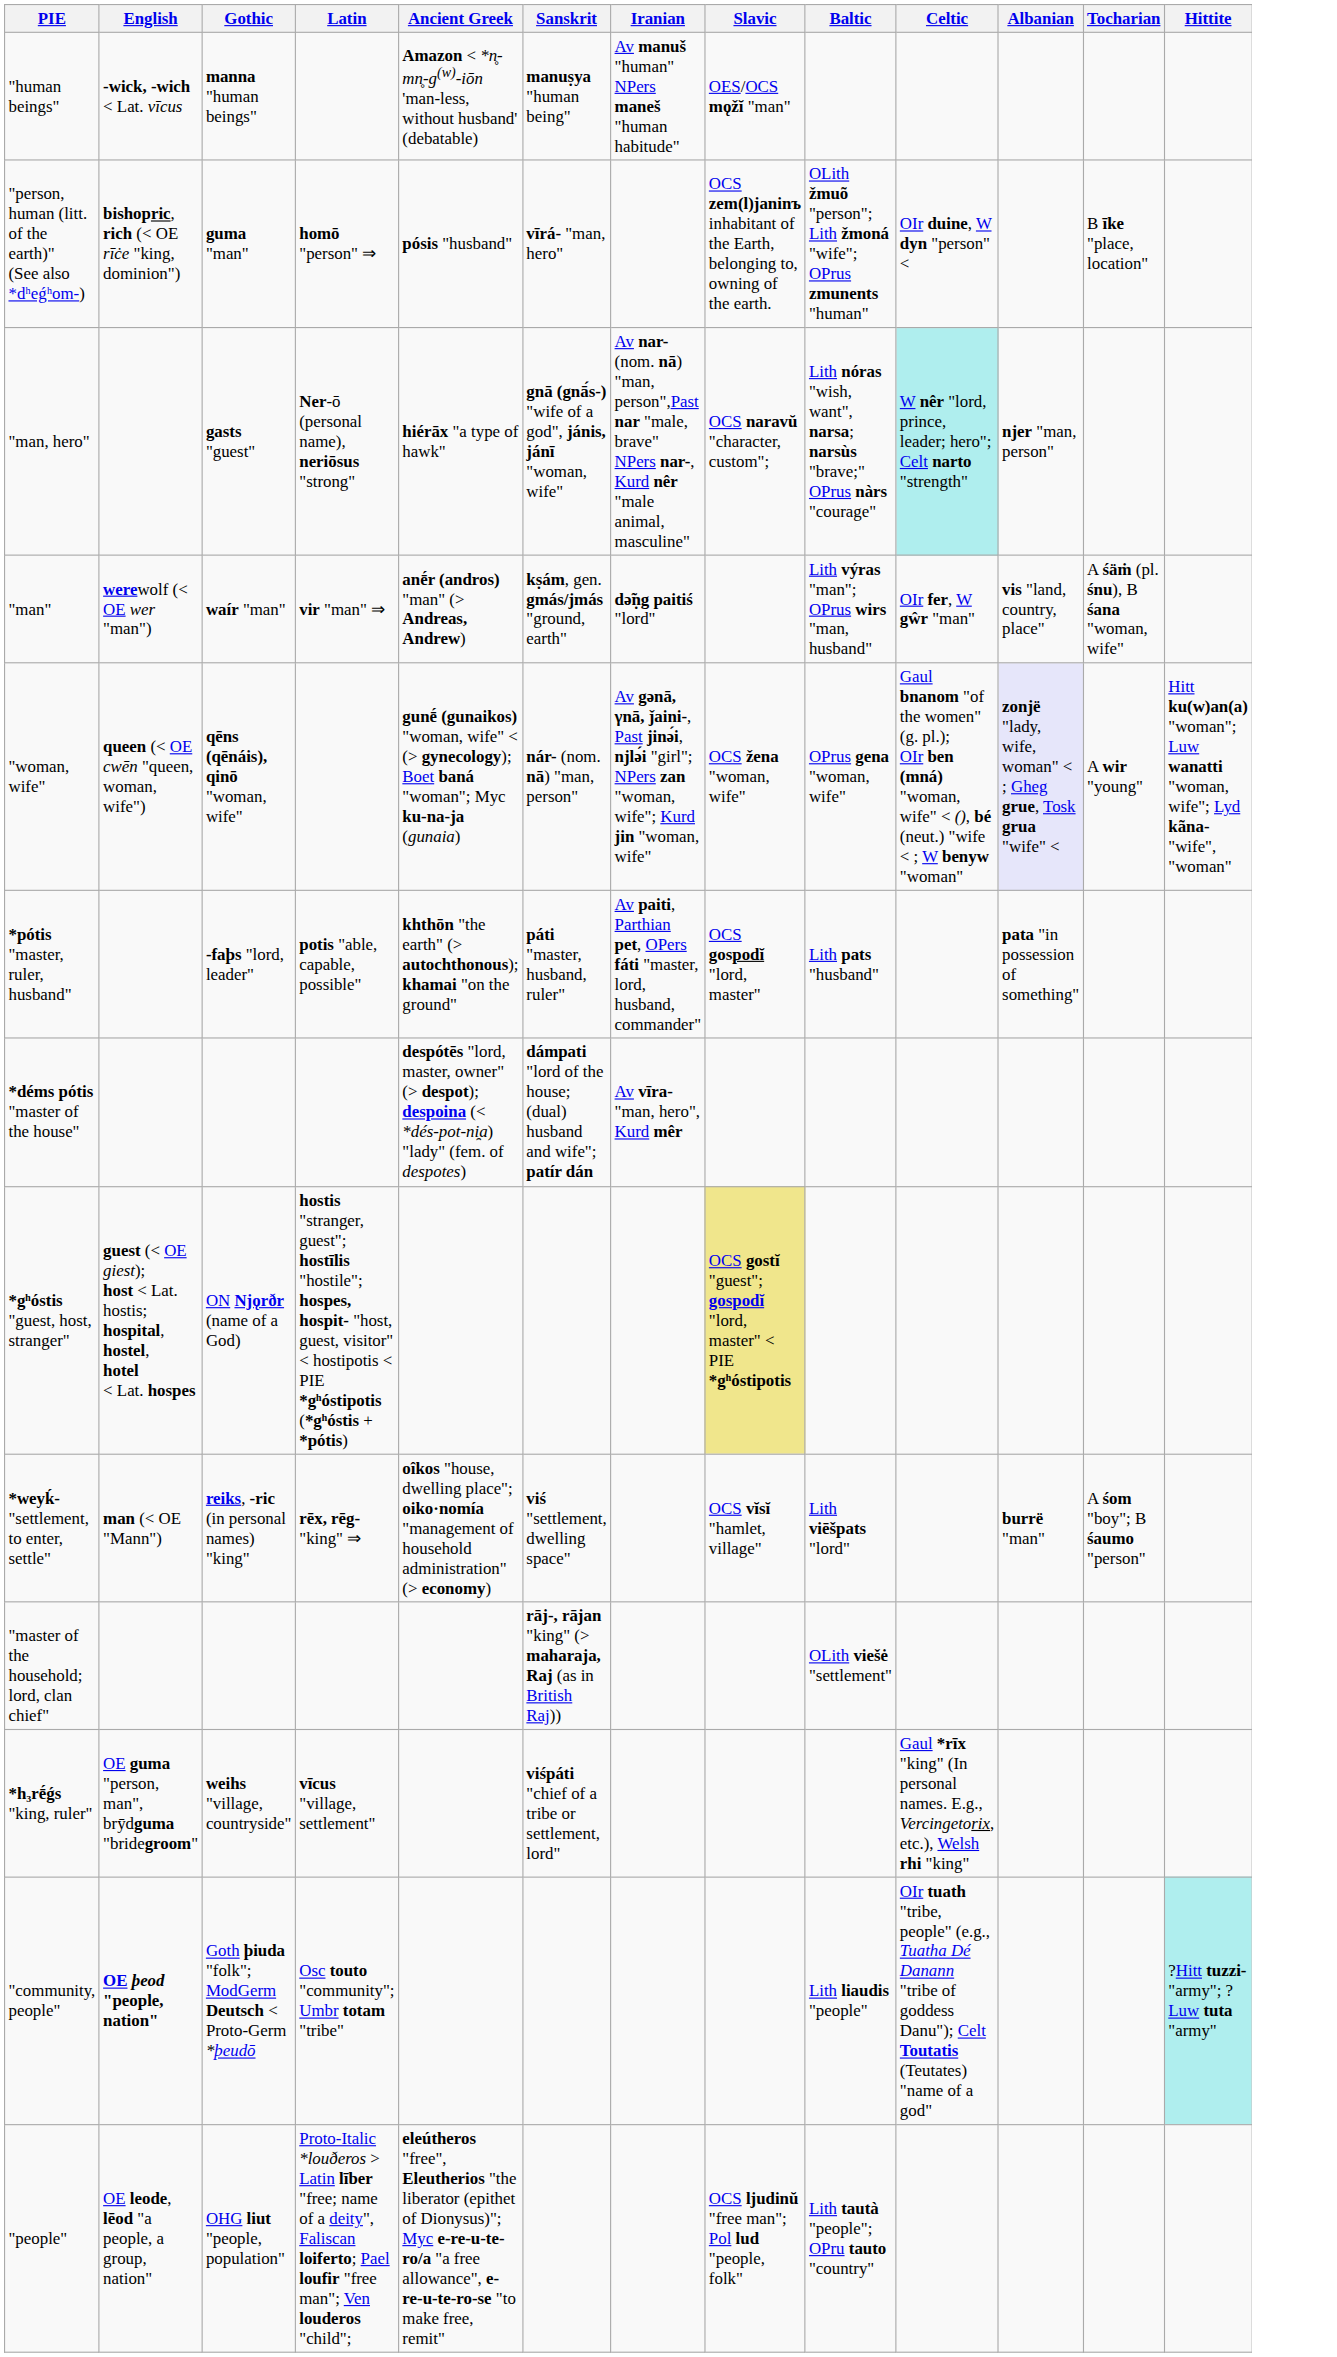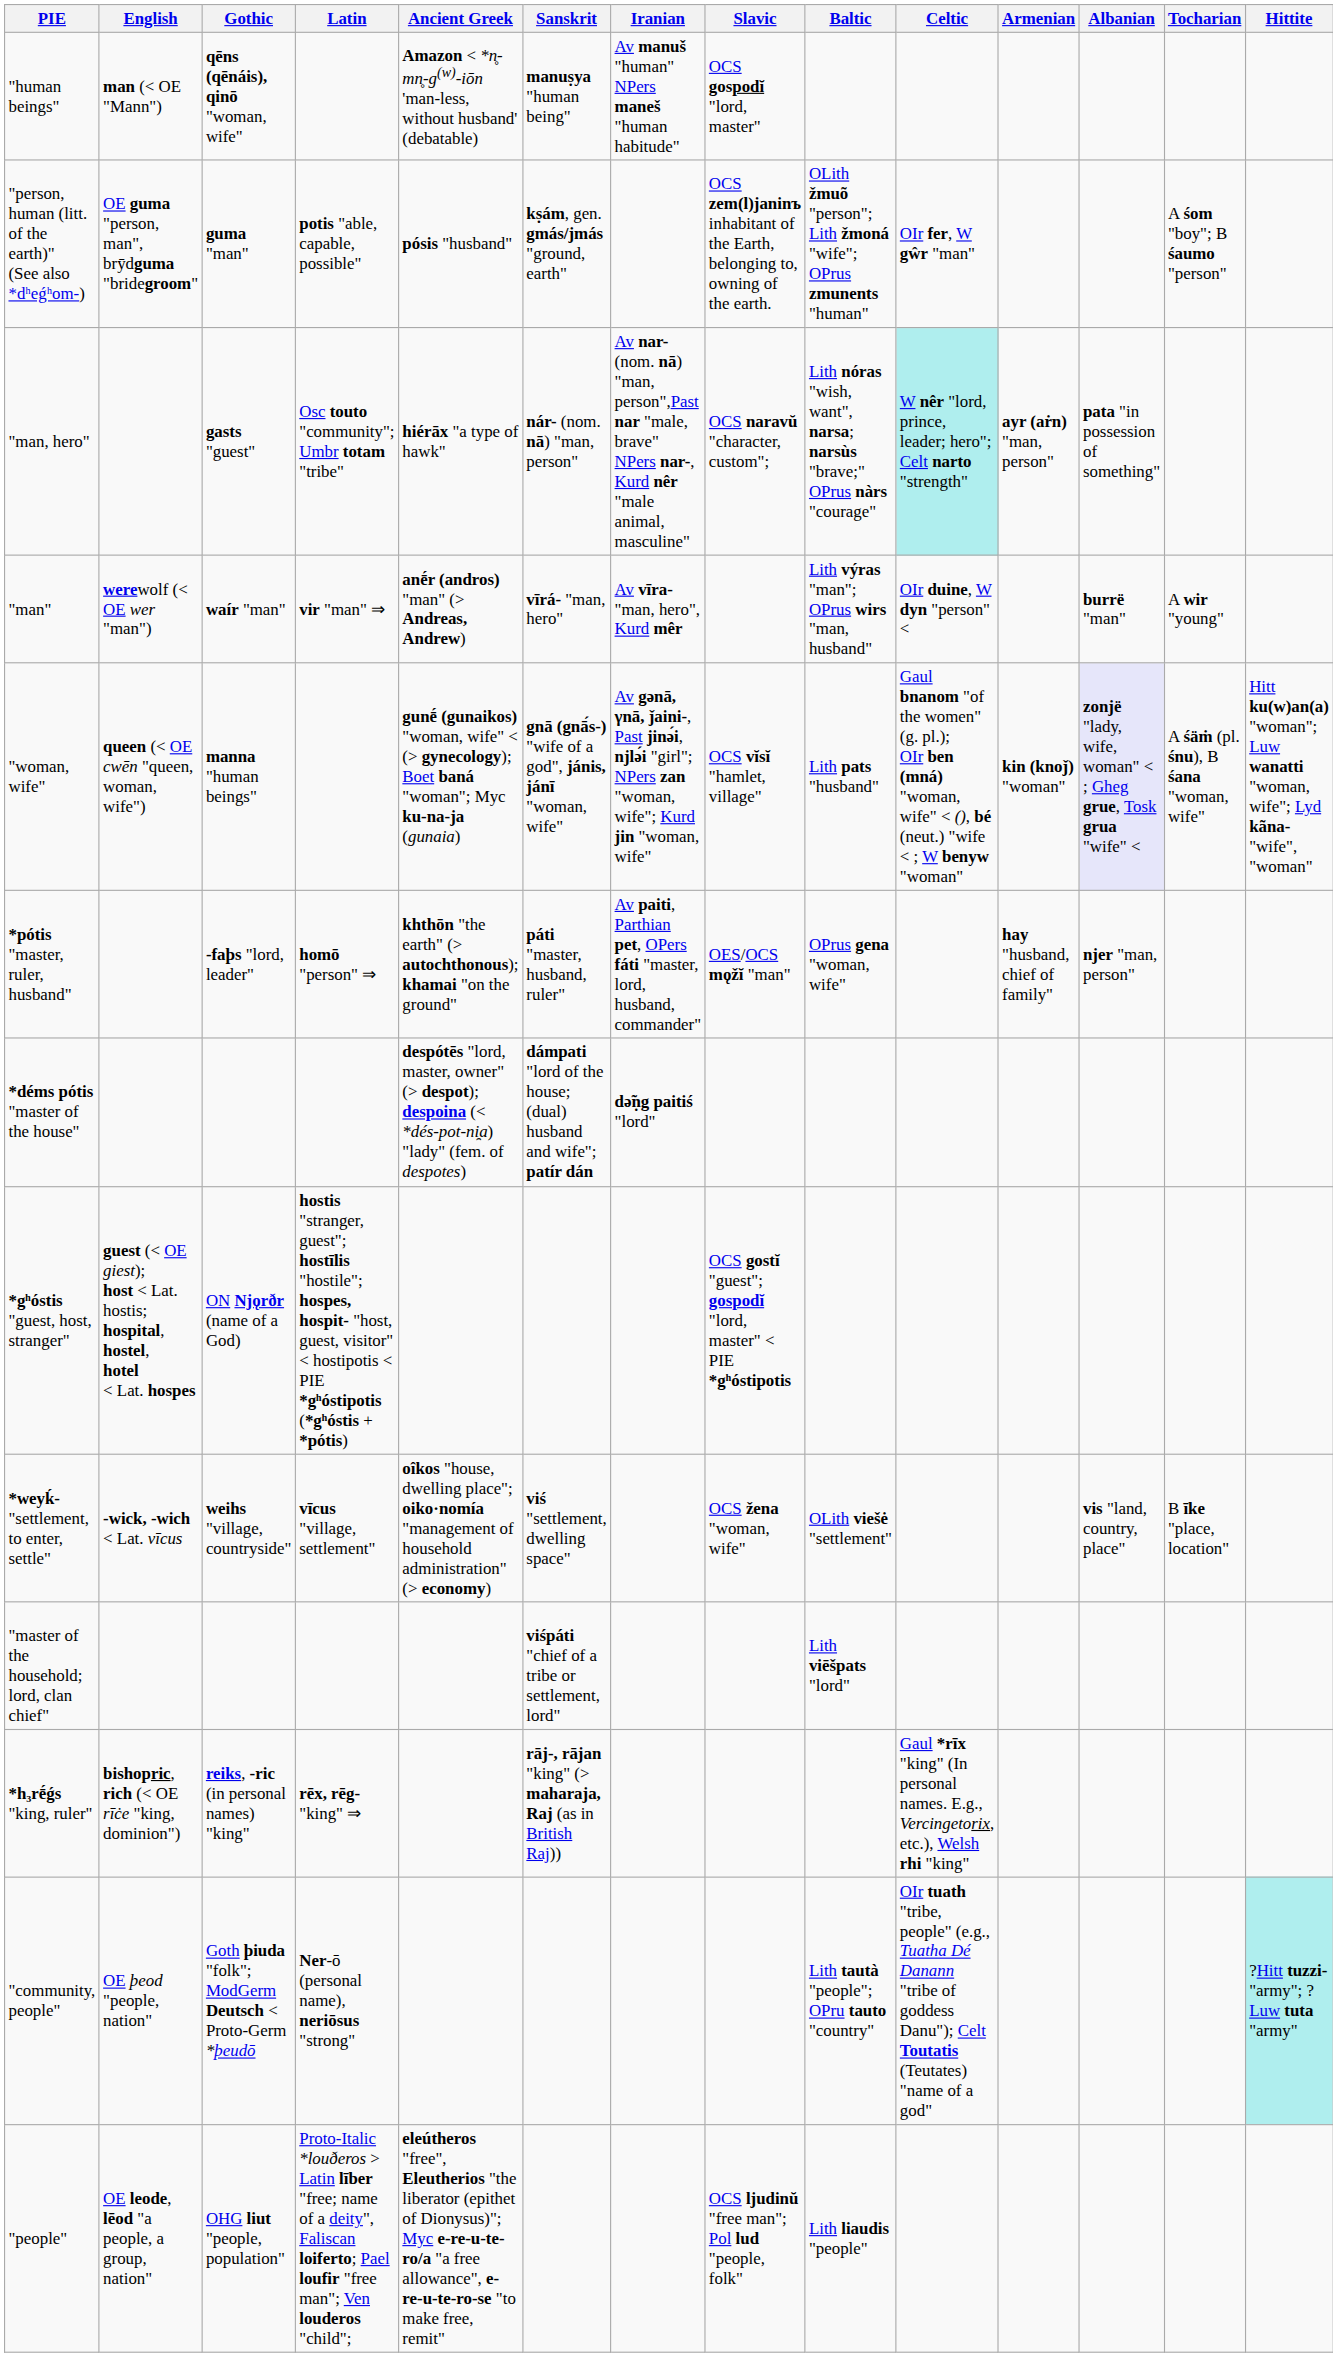+ column: (1039, 18)
(147, 96) -wick, -wich < Lat. vīcus -> (142, 96) man (< OE "Mann")
(232, 96) manna "human beings" -> (237, 96) qēns (qēnáis), qinō "woman, wife"
(750, 96) OES/OCS mǫžĭ "man" -> (737, 96) OCS gospodĭ "lord, master"
(142, 244) bishopric, rich (< OE rīċe "king, dominion") -> (151, 244) OE guma "person, man", brȳdguma "bridegroom"
(338, 244) homō "person" ⇒ -> (338, 244) potis "able, capable, possible"
(566, 244) vīrá- "man, hero" -> (565, 244) kṣám, gen. gmás/jmás "ground, earth"
(946, 244) OIr duine, W dyn "person" < -> (937, 244) OIr fer, W gŵr "man"
(1118, 244) B īke "place, location" -> (1198, 244) A śom "boy"; B śaumo "person"
(331, 441) Ner-ō (personal name), neriōsus "strong" -> (347, 441) Osc touto "community"; Umbr totam "tribe"
(566, 441) gnā (gnā́s-) "wife of a god", jánis, jánī "woman, wife" -> (564, 441) nár- (nom. nā) "man, person"
(1039, 441) njer "man, person" -> (1122, 441) pata "in possession of something"
(565, 609) kṣám, gen. gmás/jmás "ground, earth" -> (566, 609) vīrá- "man, hero"
(654, 609) də̃ṇg paitiś "lord" -> (657, 609) Av vīra- "man, hero", Kurd mêr
(937, 609) OIr fer, W gŵr "man" -> (946, 609) OIr duine, W dyn "person" <
(1034, 609) vis "land, country, place" -> (1104, 609) burrë "man"
(1123, 609) A śäṁ (pl. śnu), B śana "woman, wife" -> (1196, 609) A wir "young"
(237, 777) qēns (qēnáis), qinō "woman, wife" -> (232, 777) manna "human beings"
(564, 777) nár- (nom. nā) "man, person" -> (566, 777) gnā (gnā́s-) "wife of a god", jánis, jánī "woman, wife"
(744, 777) OCS žena "woman, wife" -> (740, 777) OCS vĭsĭ "hamlet, village"
(849, 777) OPrus gena "woman, wife" -> (844, 777) Lith pats "husband"
(1115, 777) A wir "young" -> (1204, 777) A śäṁ (pl. śnu), B śana "woman, wife"
(338, 964) potis "able, capable, possible" -> (338, 964) homō "person" ⇒
(737, 964) OCS gospodĭ "lord, master" -> (750, 964) OES/OCS mǫžĭ "man"
(844, 964) Lith pats "husband" -> (849, 964) OPrus gena "woman, wife"
(1041, 964) pata "in possession of something" -> (1120, 964) njer "man, person"
(657, 1112) Av vīra- "man, hero", Kurd mêr -> (654, 1112) də̃ṇg paitiś "lord"
(750, 1320) khaki background -> (750, 1320) no background
(142, 1527) man (< OE "Mann") -> (147, 1527) -wick, -wich < Lat. vīcus
(246, 1527) reiks, -ric (in personal names) "king" -> (249, 1527) weihs "village, countryside"
(330, 1527) rēx, rēg- "king" ⇒ -> (337, 1527) vīcus "village, settlement"
(740, 1527) OCS vĭsĭ "hamlet, village" -> (744, 1527) OCS žena "woman, wife"
(838, 1527) Lith viēšpats "lord" -> (850, 1527) OLith viešė "settlement"
(1024, 1527) burrë "man" -> (1115, 1527) vis "land, country, place"
(1117, 1527) A śom "boy"; B śaumo "person" -> (1199, 1527) B īke "place, location"
(564, 1665) rāj-, rājan "king" (> maharaja, Raj (as in British Raj)) -> (563, 1675) viśpáti "chief of a tribe or settlement, lord"
(850, 1665) OLith viešė "settlement" -> (838, 1665) Lith viēšpats "lord"
(151, 1803) OE guma "person, man", brȳdguma "bridegroom" -> (142, 1803) bishopric, rich (< OE rīċe "king, dominion")
(249, 1803) weihs "village, countryside" -> (246, 1803) reiks, -ric (in personal names) "king"
(337, 1803) vīcus "village, settlement" -> (330, 1803) rēx, rēg- "king" ⇒
(563, 1813) viśpáti "chief of a tribe or settlement, lord" -> (564, 1803) rāj-, rājan "king" (> maharaja, Raj (as in British Raj))
(134, 2000) bold -> (133, 2000) normal
(347, 2000) Osc touto "community"; Umbr totam "tribe" -> (331, 2000) Ner-ō (personal name), neriōsus "strong"
(849, 2000) Lith liaudis "people" -> (848, 2000) Lith tautà "people"; OPru tauto "country"
(848, 2238) Lith tautà "people"; OPru tauto "country" -> (849, 2238) Lith liaudis "people"
